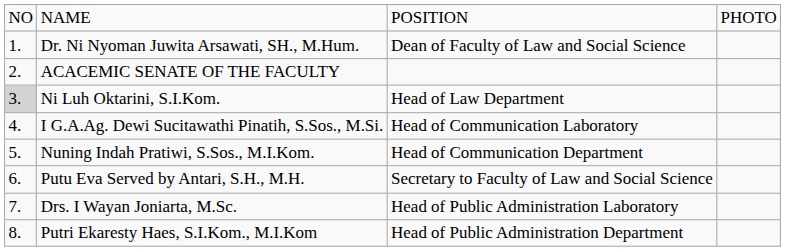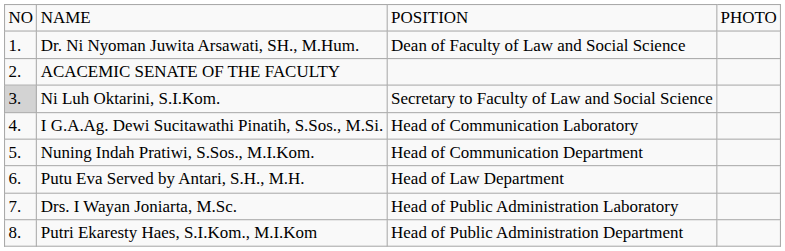(477, 98) Head of Law Department -> (552, 98) Secretary to Faculty of Law and Social Science
(552, 179) Secretary to Faculty of Law and Social Science -> (477, 179) Head of Law Department
